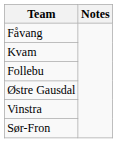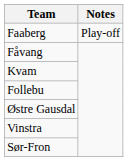+ row: (26, 33)
